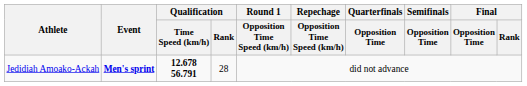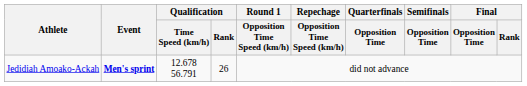(184, 68) bold -> (184, 68) normal
(224, 68) 28 -> (224, 68) 26
